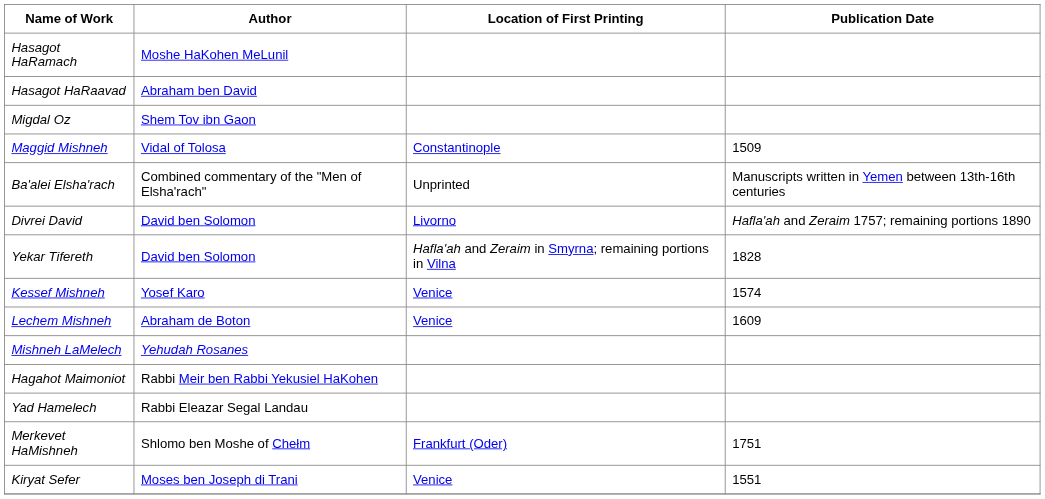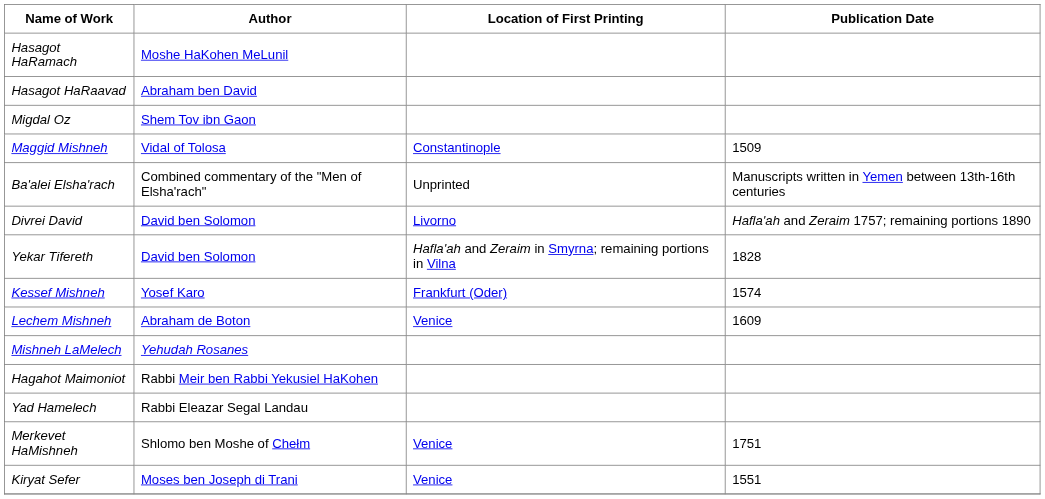(433, 292) Venice -> (460, 292) Frankfurt (Oder)
(460, 443) Frankfurt (Oder) -> (433, 443) Venice
